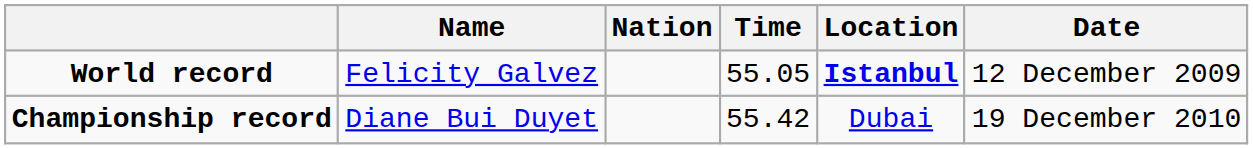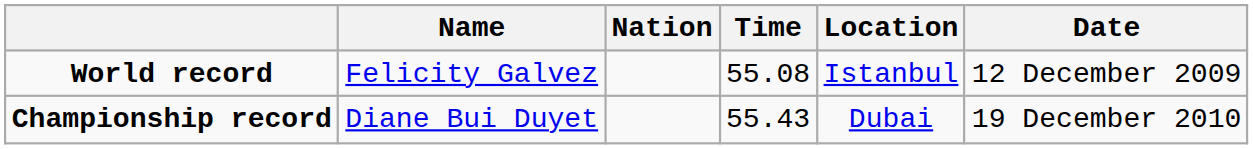(768, 74) 55.05 -> (768, 74) 55.08
(891, 74) bold -> (891, 74) normal
(768, 119) 55.42 -> (768, 119) 55.43
